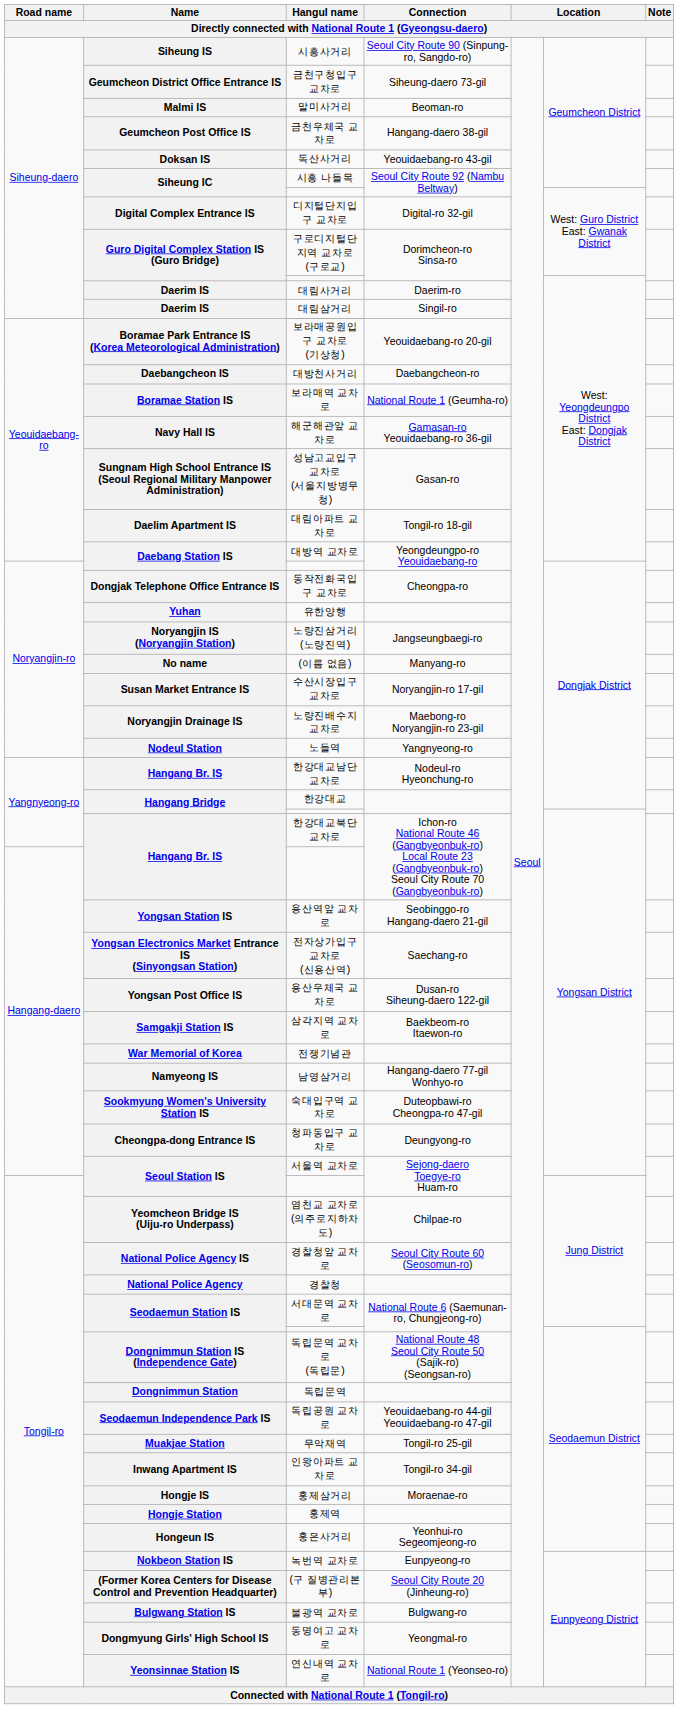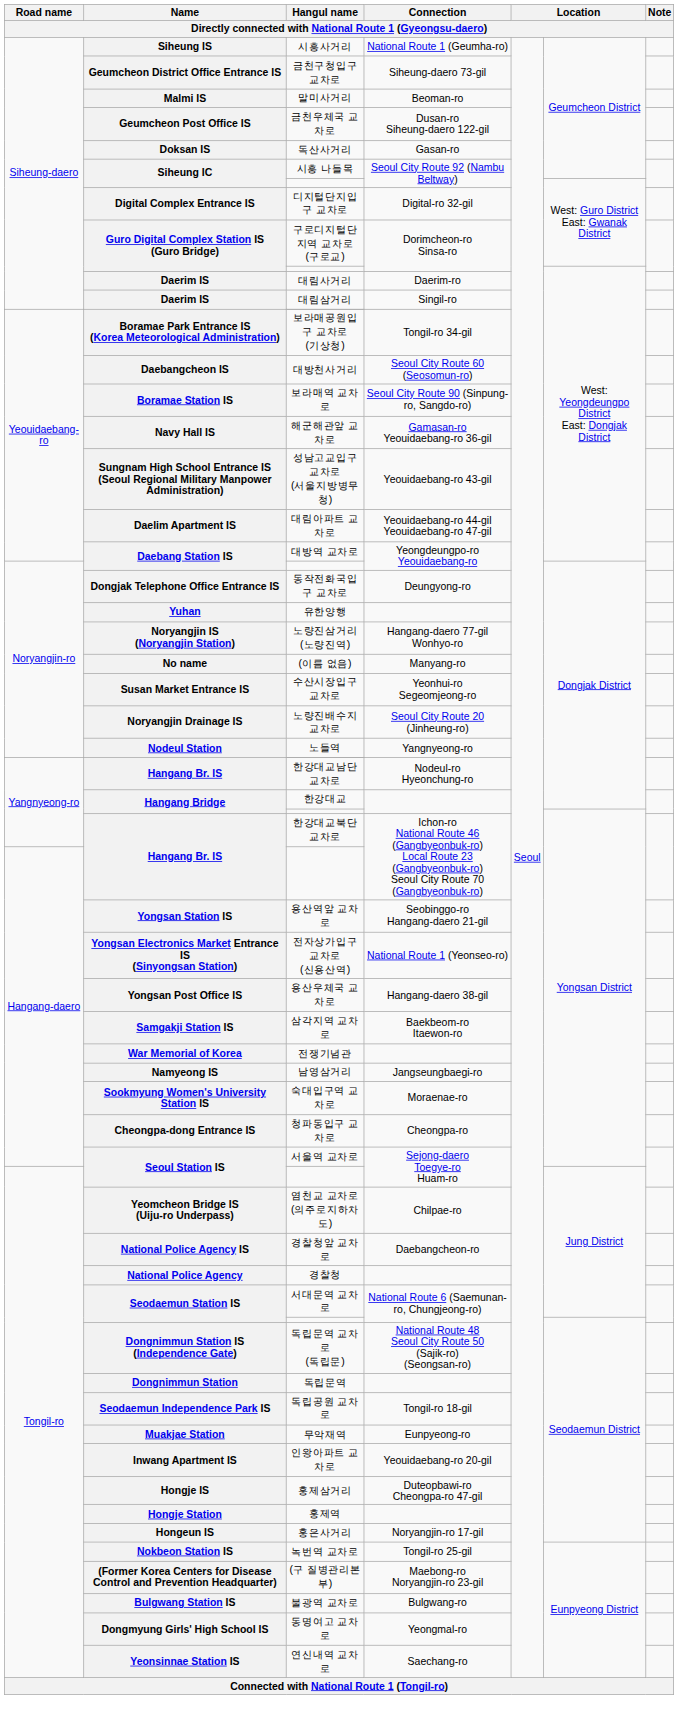(438, 51) Seoul City Route 90 (Sinpung-ro, Sangdo-ro) -> (438, 46) National Route 1 (Geumha-ro)
(438, 133) Hangang-daero 38-gil -> (438, 124) Dusan-ro Siheung-daero 122-gil
(438, 159) Yeouidaebang-ro 43-gil -> (438, 149) Gasan-ro
(438, 341) Yeouidaebang-ro 20-gil -> (438, 332) Tongil-ro 34-gil
(438, 374) Daebangcheon-ro -> (438, 369) Seoul City Route 60 (Seosomun-ro)
(438, 400) National Route 1 (Geumha-ro) -> (438, 400) Seoul City Route 90 (Sinpung-ro, Sangdo-ro)
(438, 479) Gasan-ro -> (438, 479) Yeouidaebang-ro 43-gil
(438, 525) Tongil-ro 18-gil -> (438, 525) Yeouidaebang-ro 44-gil Yeouidaebang-ro 47-gil
(438, 586) Cheongpa-ro -> (438, 586) Deungyong-ro
(438, 638) Jangseungbaegi-ro -> (438, 638) Hangang-daero 77-gil Wonhyo-ro
(438, 689) Noryangjin-ro 17-gil -> (438, 689) Yeonhui-ro Segeomjeong-ro
(438, 722) Maebong-ro Noryangjin-ro 23-gil -> (438, 722) Seoul City Route 20 (Jinheung-ro)
(438, 955) Saechang-ro -> (438, 955) National Route 1 (Yeonseo-ro)
(438, 995) Dusan-ro Siheung-daero 122-gil -> (438, 995) Hangang-daero 38-gil
(438, 1077) Hangang-daero 77-gil Wonhyo-ro -> (438, 1072) Jangseungbaegi-ro
(438, 1107) Duteopbawi-ro Cheongpa-ro 47-gil -> (438, 1098) Moraenae-ro
(438, 1140) Deungyong-ro -> (438, 1130) Cheongpa-ro
(438, 1258) Seoul City Route 60 (Seosomun-ro) -> (438, 1249) Daebangcheon-ro
(438, 1418) Yeouidaebang-ro 44-gil Yeouidaebang-ro 47-gil -> (438, 1408) Tongil-ro 18-gil
(438, 1443) Tongil-ro 25-gil -> (438, 1434) Eunpyeong-ro
(438, 1469) Tongil-ro 34-gil -> (438, 1460) Yeouidaebang-ro 20-gil
(438, 1495) Moraenae-ro -> (438, 1490) Duteopbawi-ro Cheongpa-ro 47-gil
(438, 1537) Yeonhui-ro Segeomjeong-ro -> (438, 1532) Noryangjin-ro 17-gil
(438, 1560) Eunpyeong-ro -> (438, 1551) Tongil-ro 25-gil
(438, 1586) Seoul City Route 20 (Jinheung-ro) -> (438, 1577) Maebong-ro Noryangjin-ro 23-gil
(438, 1670) National Route 1 (Yeonseo-ro) -> (438, 1661) Saechang-ro
